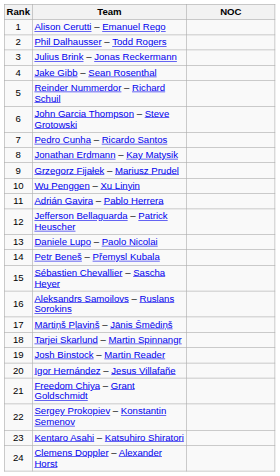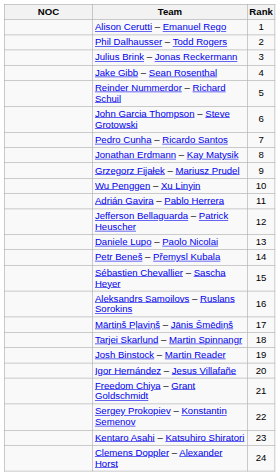columns swapped: (18, 12) <-> (231, 12)
